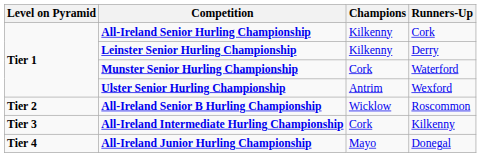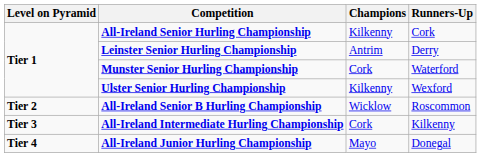(371, 50) Kilkenny -> (366, 50) Antrim
(366, 87) Antrim -> (371, 87) Kilkenny
